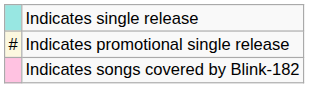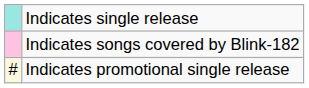rows swapped: (157, 44) <-> (163, 70)
